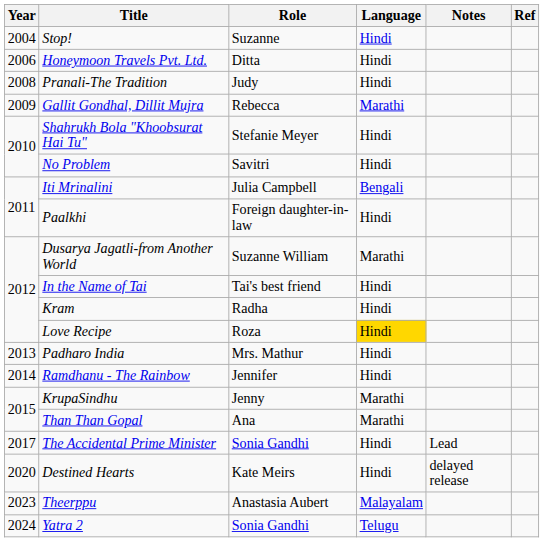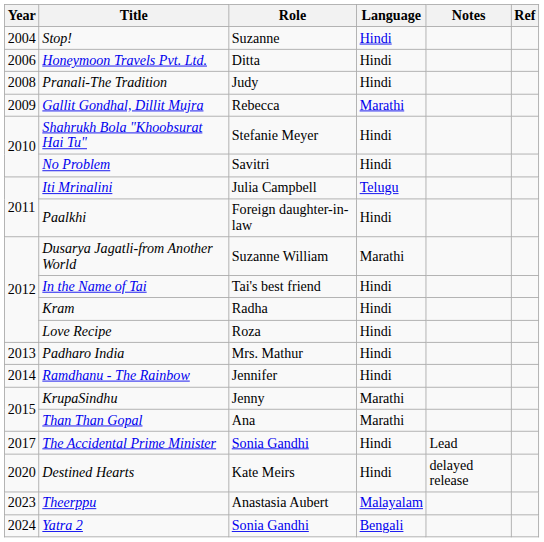(382, 187) Bengali -> (379, 187) Telugu
(376, 331) gold background -> (376, 331) no background
(379, 525) Telugu -> (382, 525) Bengali
